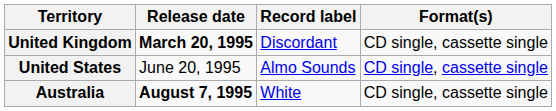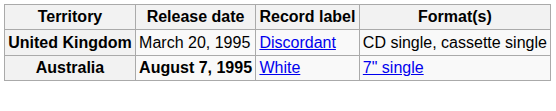(196, 42) bold -> (195, 42) normal
- row: (70, 67)
(456, 93) CD single, cassette single -> (393, 67) 7" single
